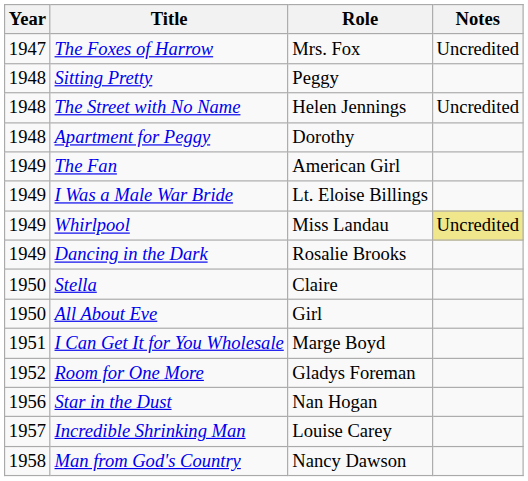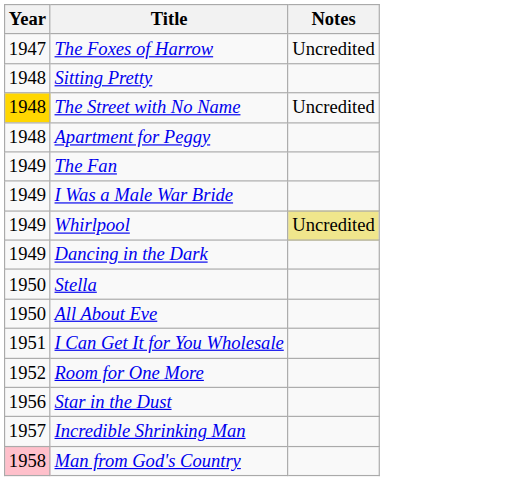- column: (360, 19)
(27, 107) no background -> (27, 107) gold background
(27, 460) no background -> (27, 460) pink background
